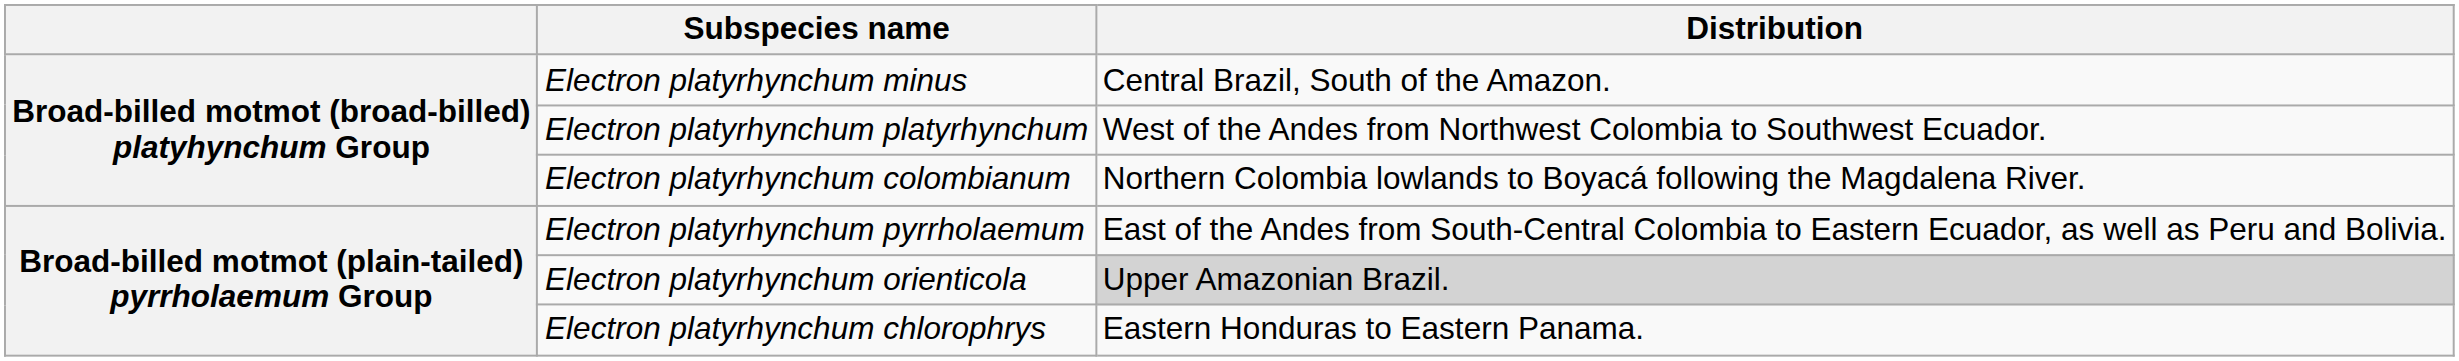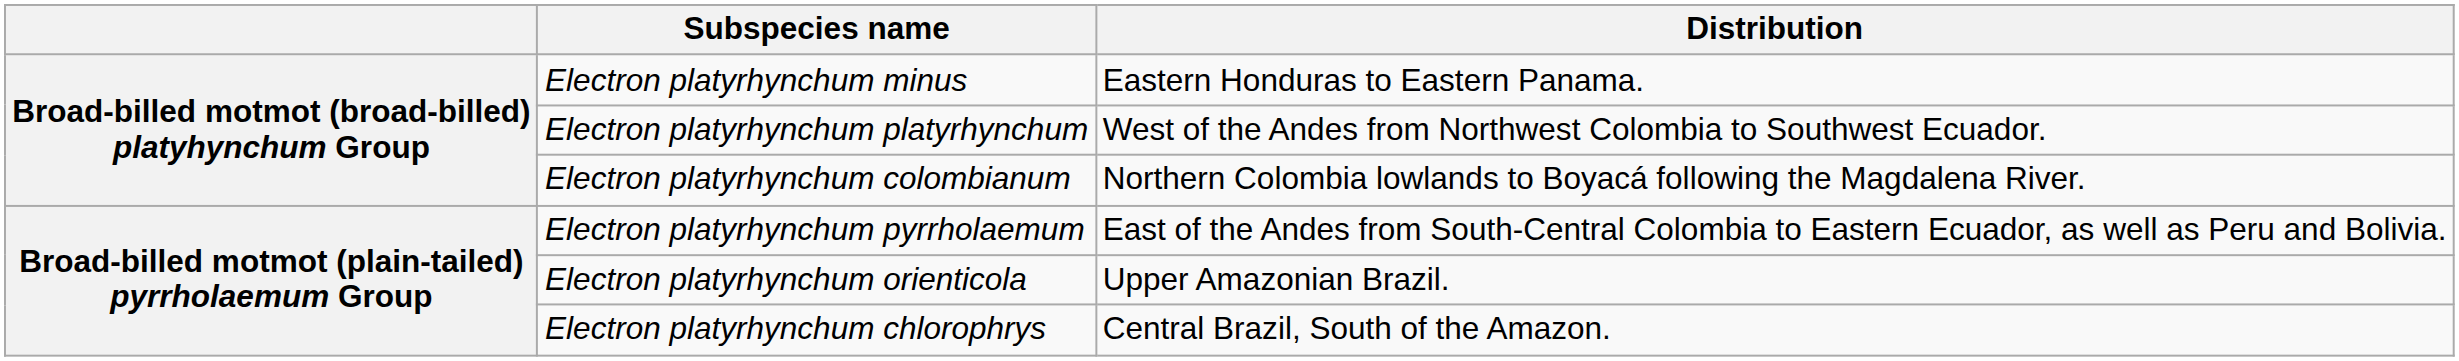(1357, 79) Central Brazil, South of the Amazon. -> (1373, 79) Eastern Honduras to Eastern Panama.
(1276, 279) lightgrey background -> (1276, 279) no background
(1373, 329) Eastern Honduras to Eastern Panama. -> (1357, 329) Central Brazil, South of the Amazon.
